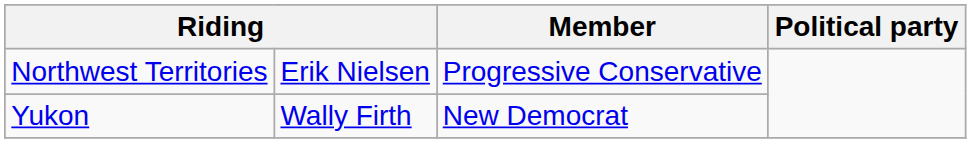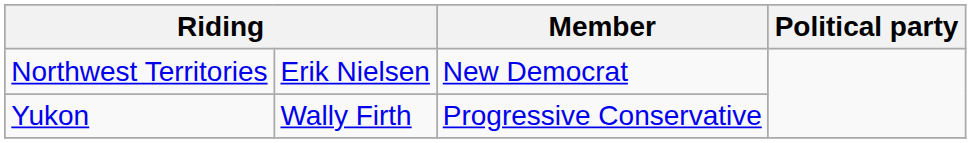(602, 71) Progressive Conservative -> (535, 71) New Democrat
(535, 115) New Democrat -> (602, 115) Progressive Conservative
